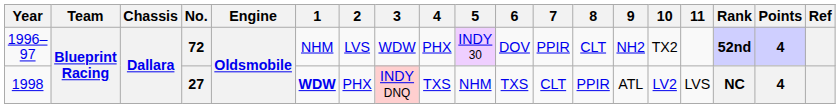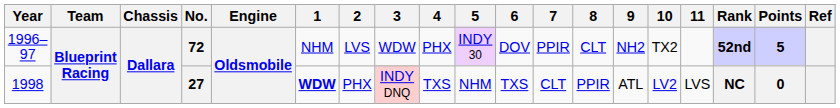(780, 47) 4 -> (780, 47) 5
(780, 85) 4 -> (780, 85) 0
